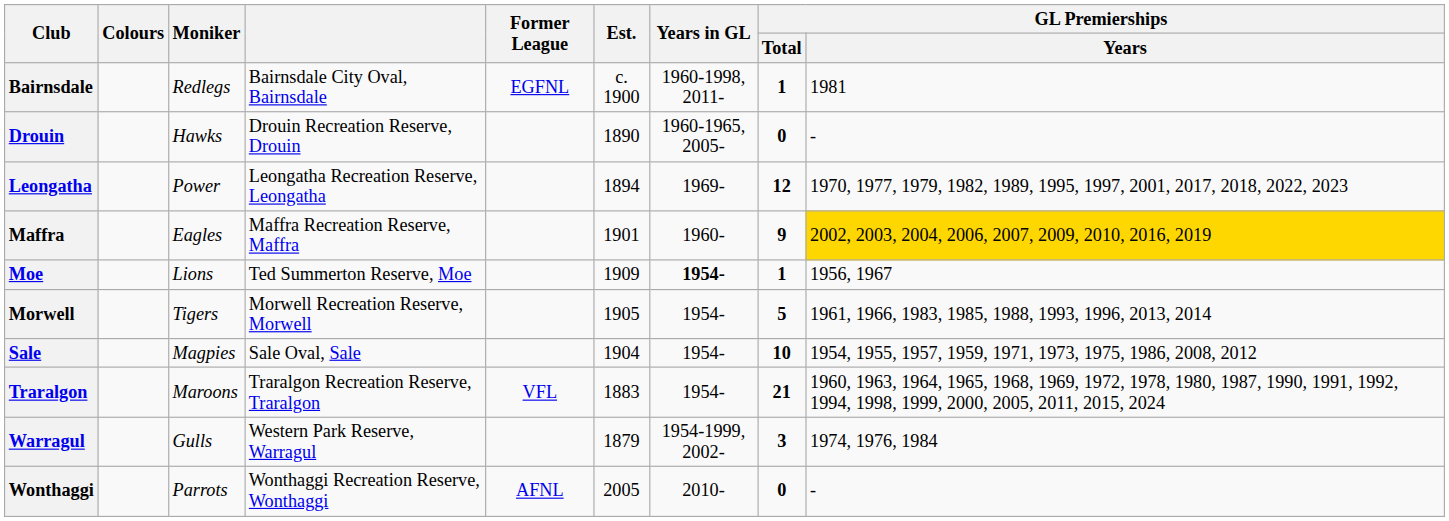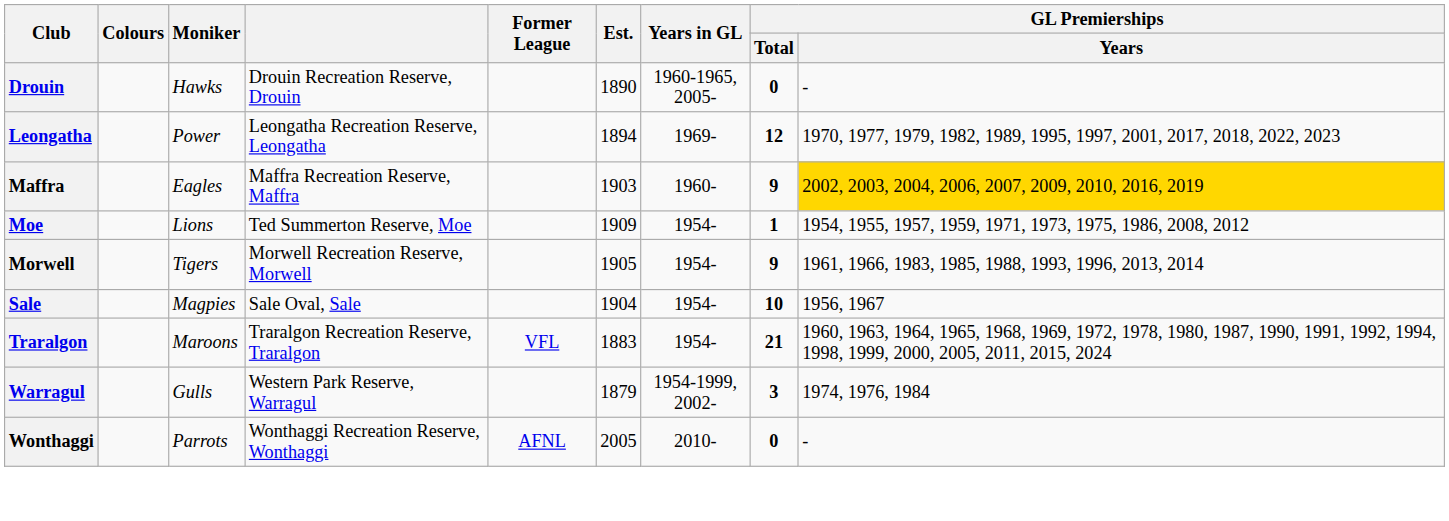- row: (51, 87)
(621, 235) 1901 -> (618, 185) 1903
(704, 274) bold -> (695, 225) normal
(851, 274) 1956, 1967 -> (1026, 225) 1954, 1955, 1957, 1959, 1971, 1973, 1975, 1986, 2008, 2012
(782, 313) 5 -> (774, 264) 9
(1033, 352) 1954, 1955, 1957, 1959, 1971, 1973, 1975, 1986, 2008, 2012 -> (843, 303) 1956, 1967
